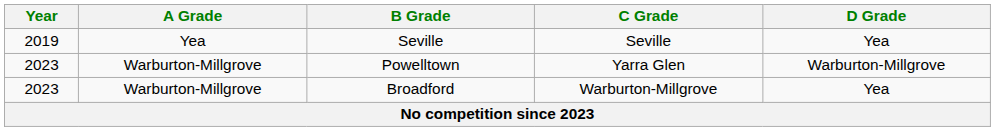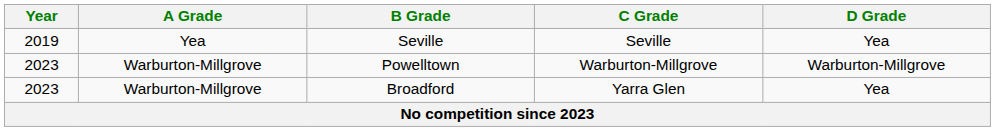(648, 65) Yarra Glen -> (648, 65) Warburton-Millgrove
(648, 89) Warburton-Millgrove -> (648, 89) Yarra Glen
